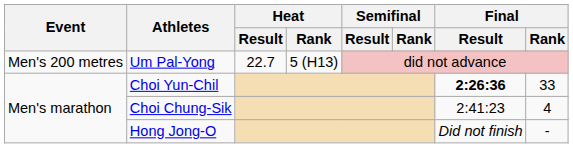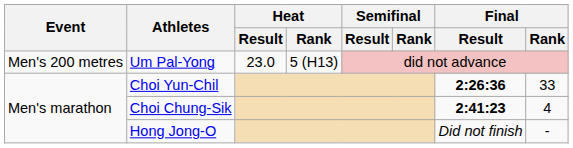(261, 62) 22.7 -> (261, 62) 23.0
(481, 108) normal -> (481, 108) bold
